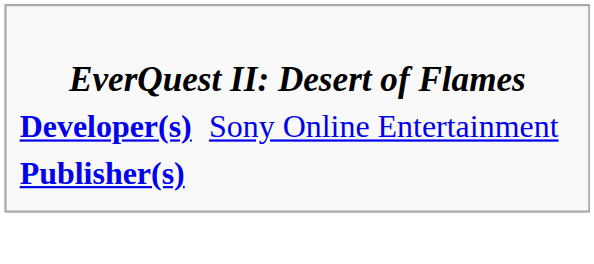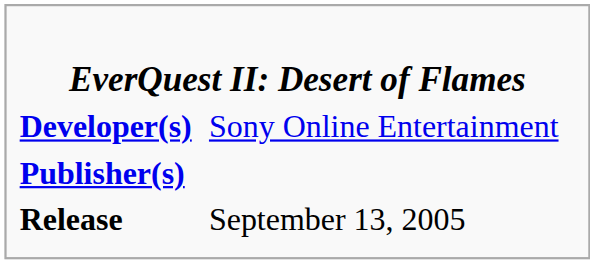+ row: (71, 219)
